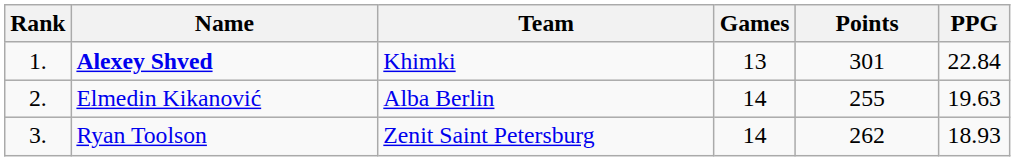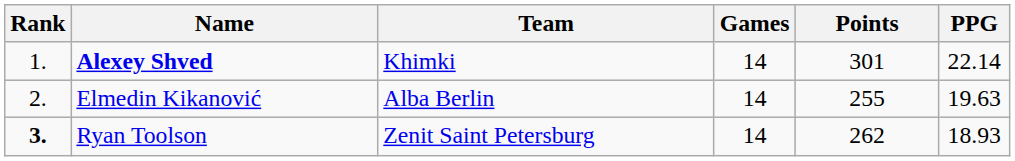(755, 60) 13 -> (755, 60) 14
(974, 60) 22.84 -> (974, 60) 22.14
(38, 135) normal -> (38, 135) bold
